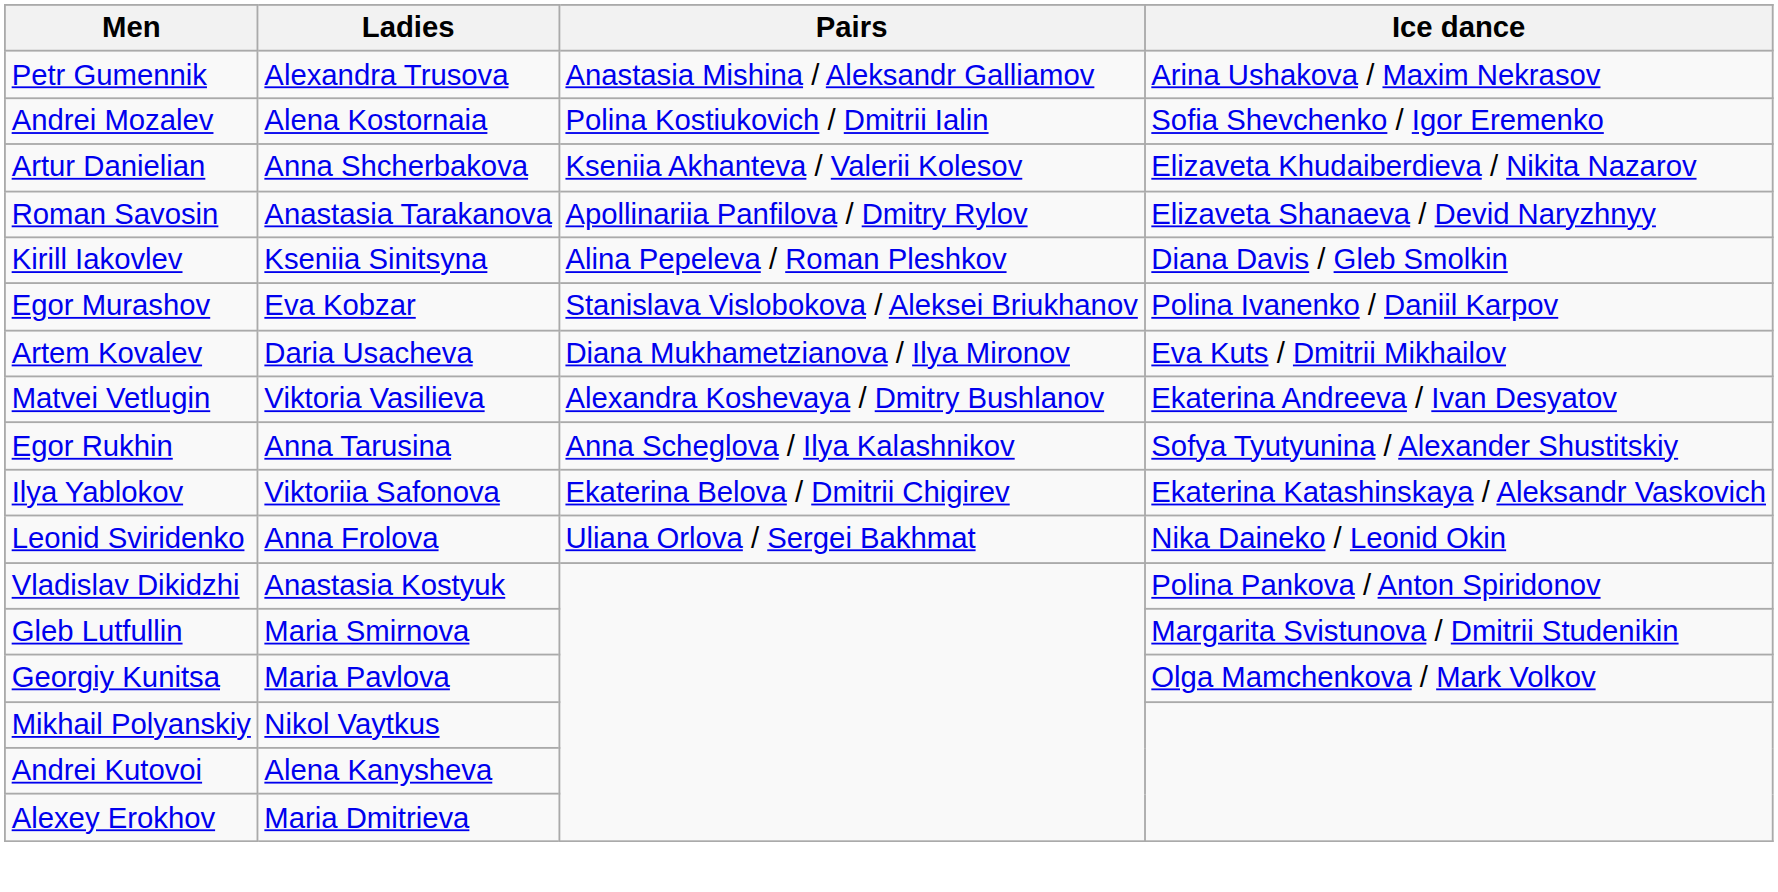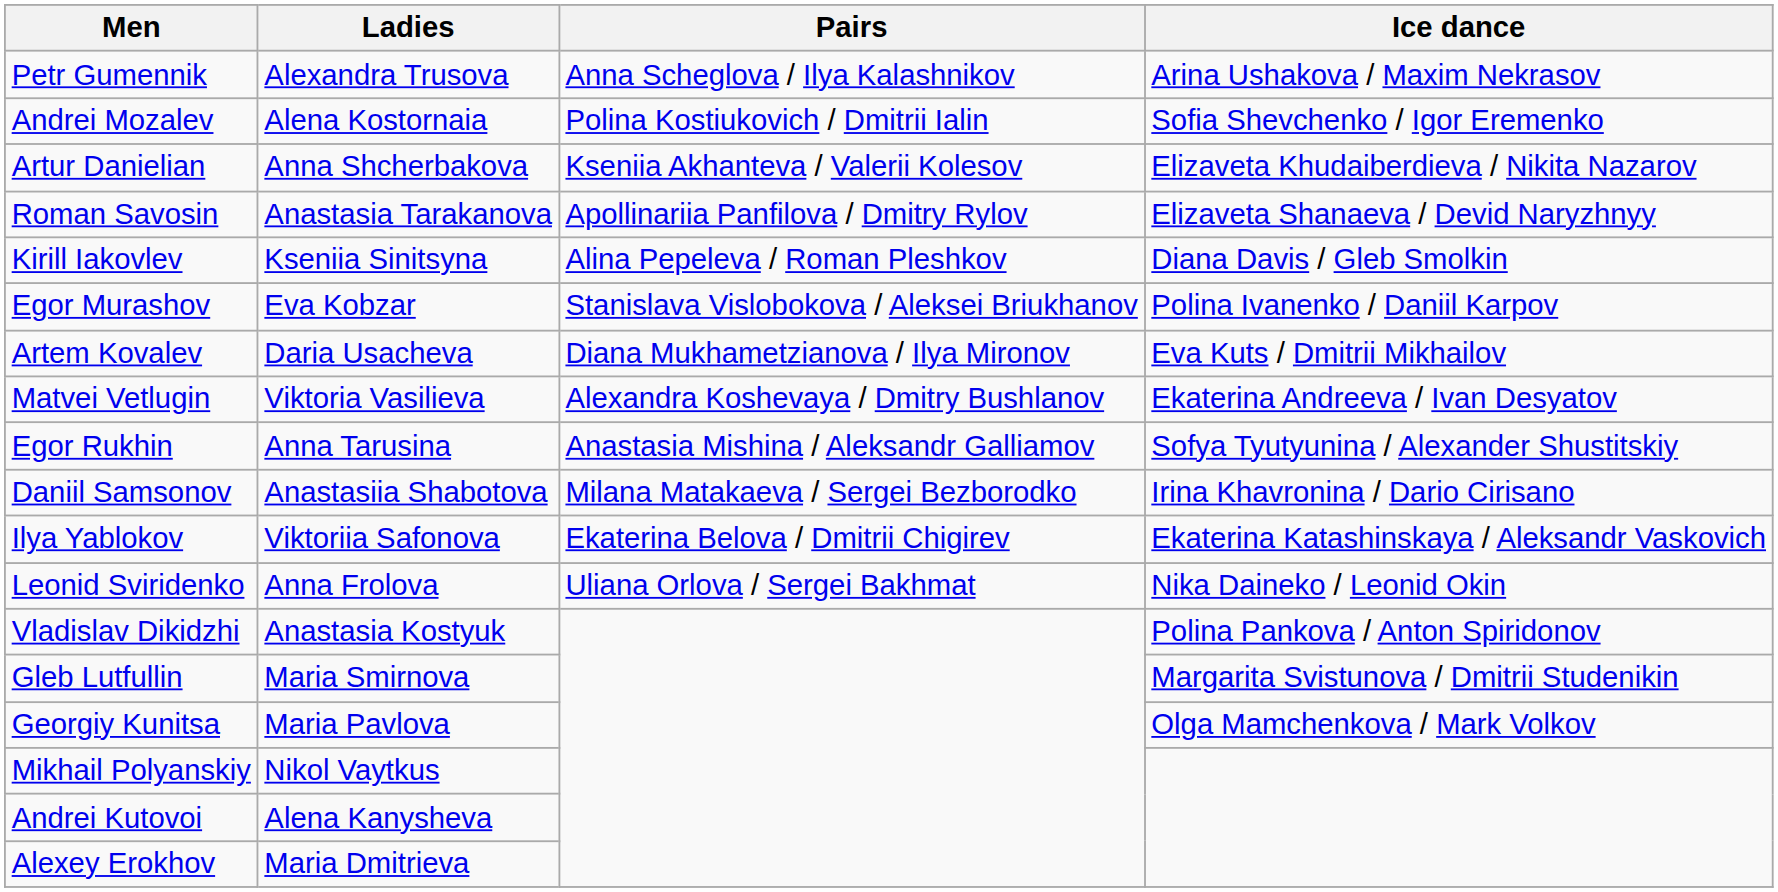(830, 74) Anastasia Mishina / Aleksandr Galliamov -> (790, 74) Anna Scheglova / Ilya Kalashnikov
(790, 445) Anna Scheglova / Ilya Kalashnikov -> (830, 445) Anastasia Mishina / Aleksandr Galliamov
+ row: (122, 492)
